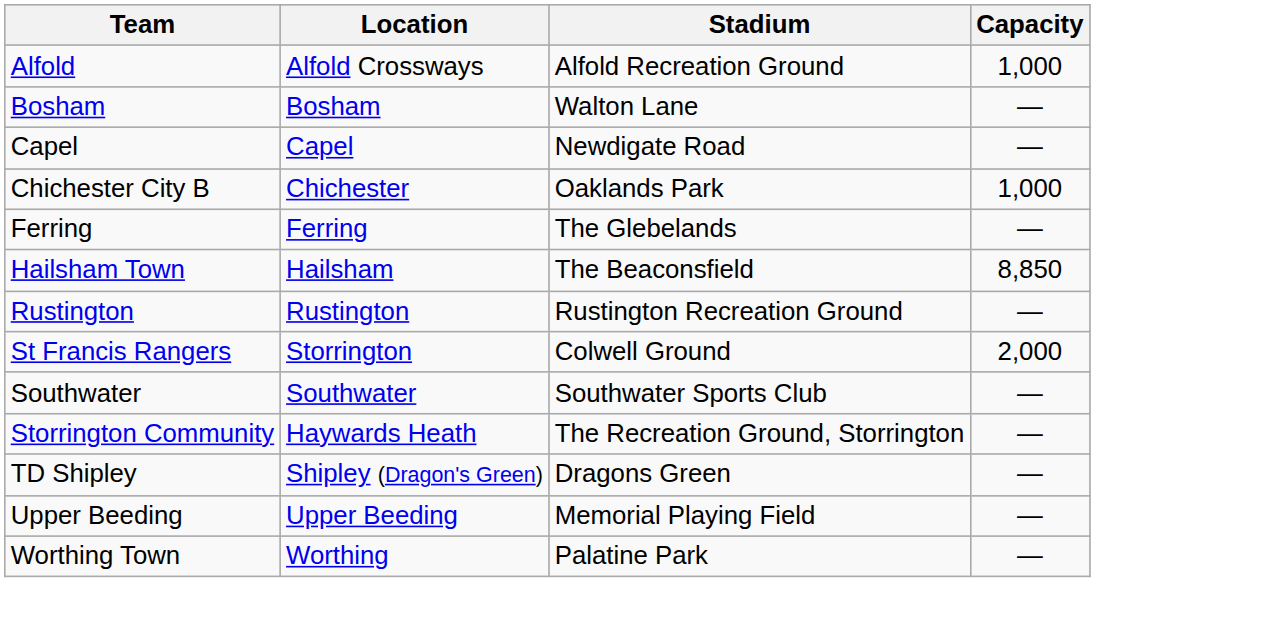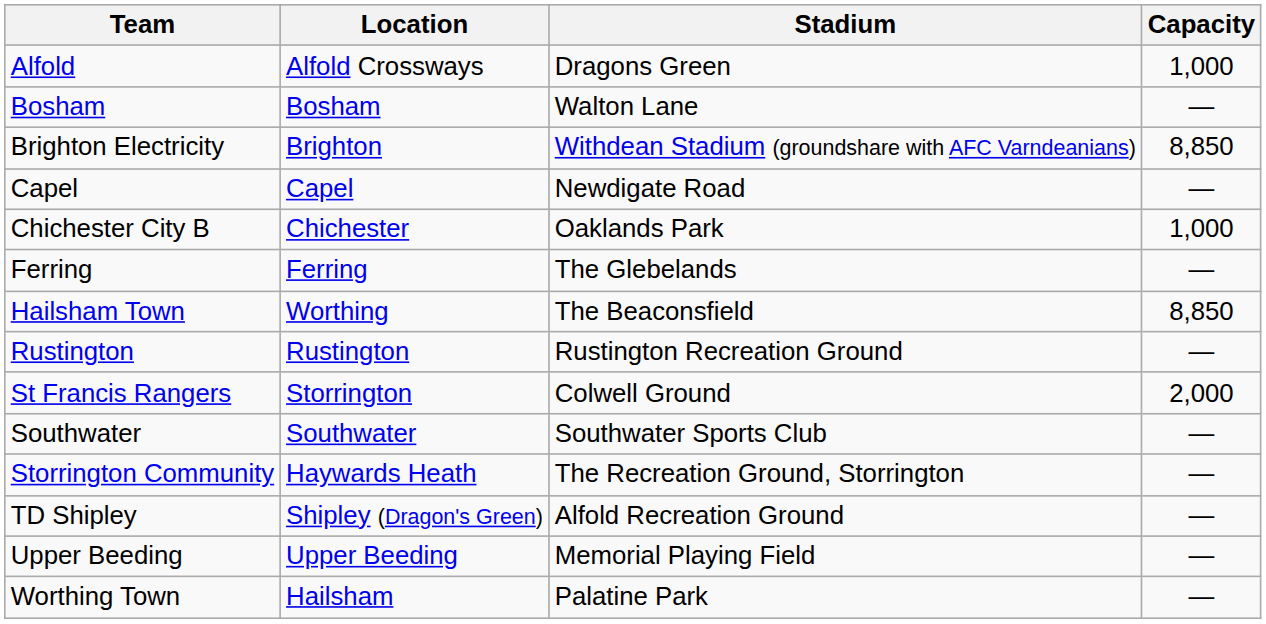(699, 65) Alfold Recreation Ground -> (643, 65) Dragons Green
+ row: (117, 147)
(340, 270) Hailsham -> (337, 310) Worthing
(643, 474) Dragons Green -> (699, 515) Alfold Recreation Ground
(337, 556) Worthing -> (340, 596) Hailsham
